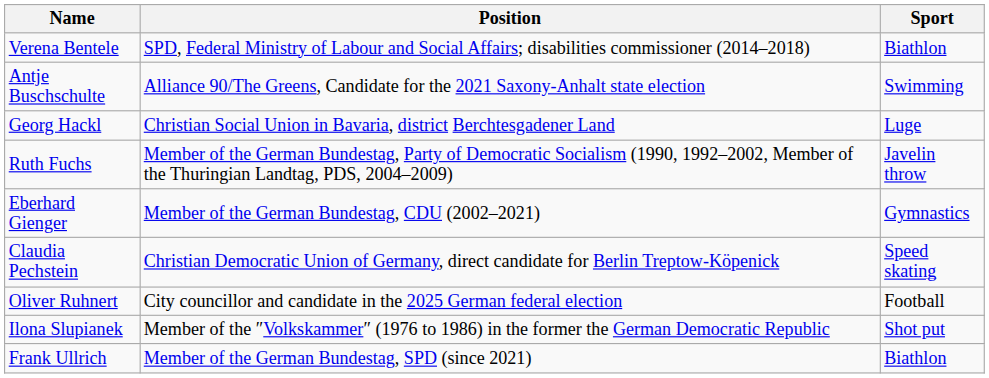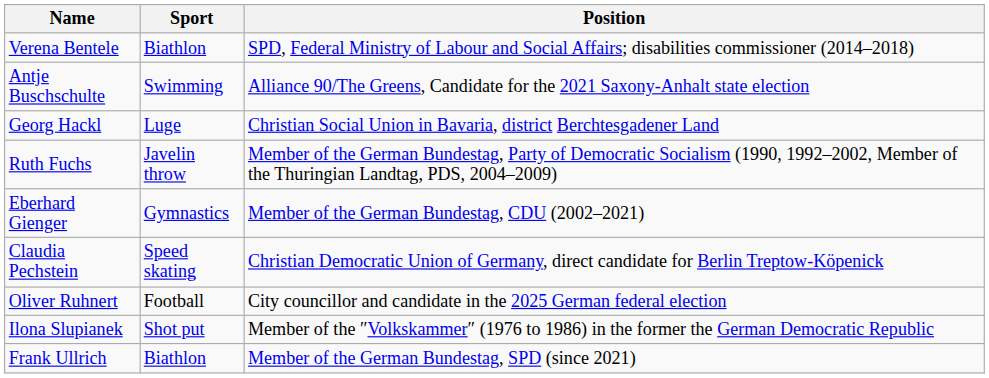columns swapped: (932, 18) <-> (510, 18)
